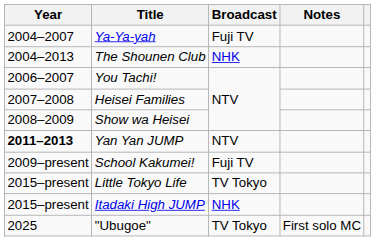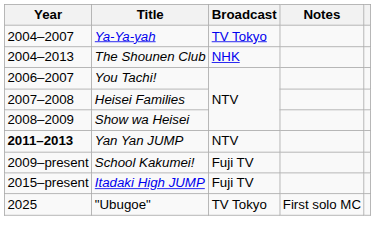(233, 36) Fuji TV -> (239, 36) TV Tokyo
- row: (141, 183)
(226, 204) NHK -> (233, 183) Fuji TV
